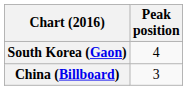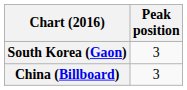(156, 52) 4 -> (156, 52) 3
